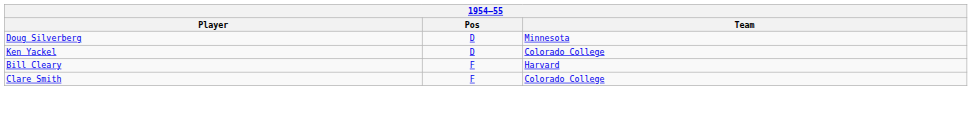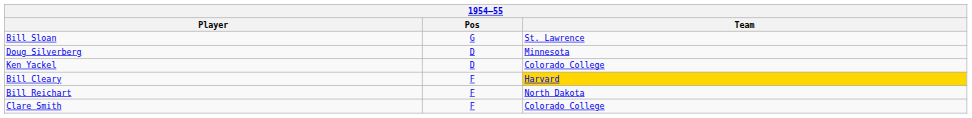+ row: (31, 38)
(542, 65) no background -> (542, 79) gold background
+ row: (39, 92)
